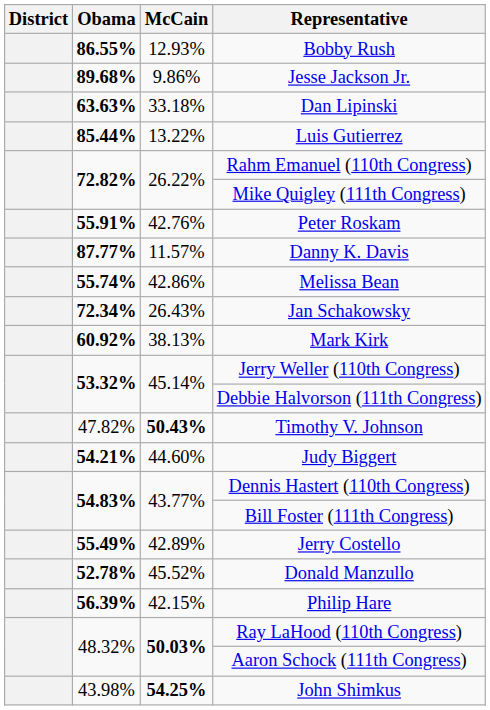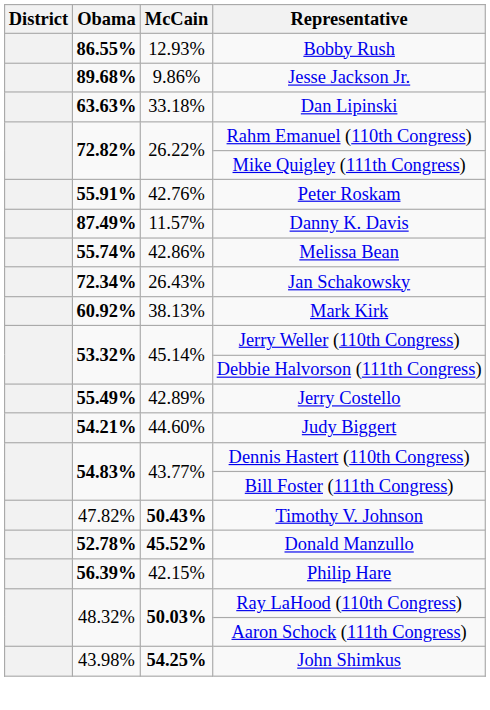- row: (349, 135)
(106, 252) 87.77% -> (106, 223) 87.49%
rows swapped: (349, 544) <-> (349, 427)
(177, 573) normal -> (177, 544) bold
